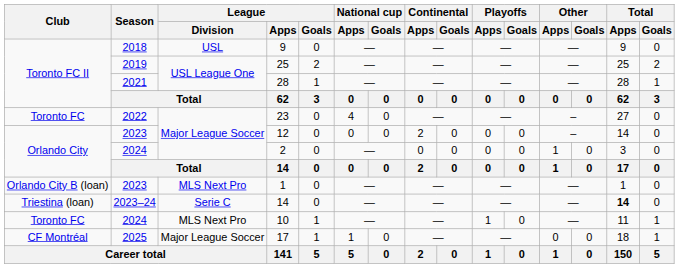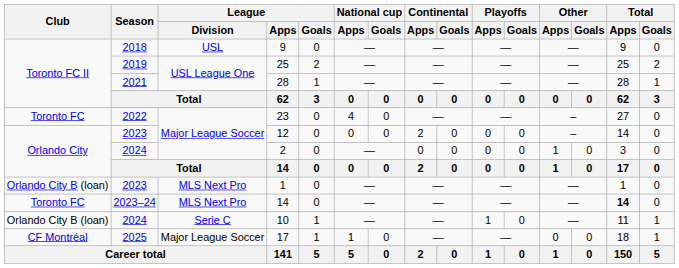(58, 202) Triestina (loan) -> (58, 202) Toronto FC
(213, 202) Serie C -> (213, 202) MLS Next Pro
(58, 220) Toronto FC -> (58, 220) Orlando City B (loan)
(213, 220) MLS Next Pro -> (213, 220) Serie C
